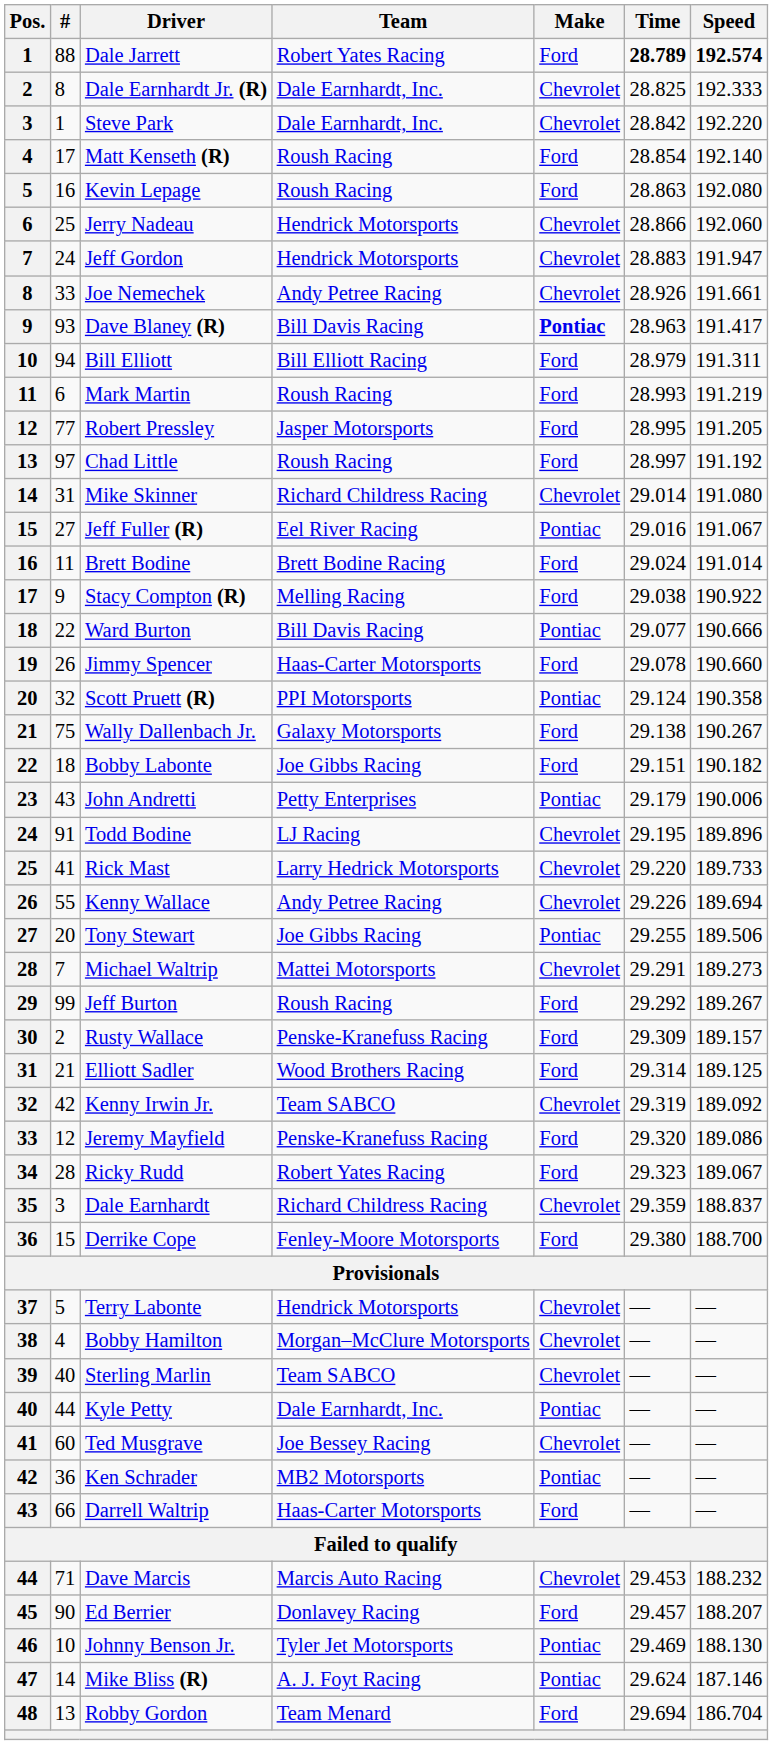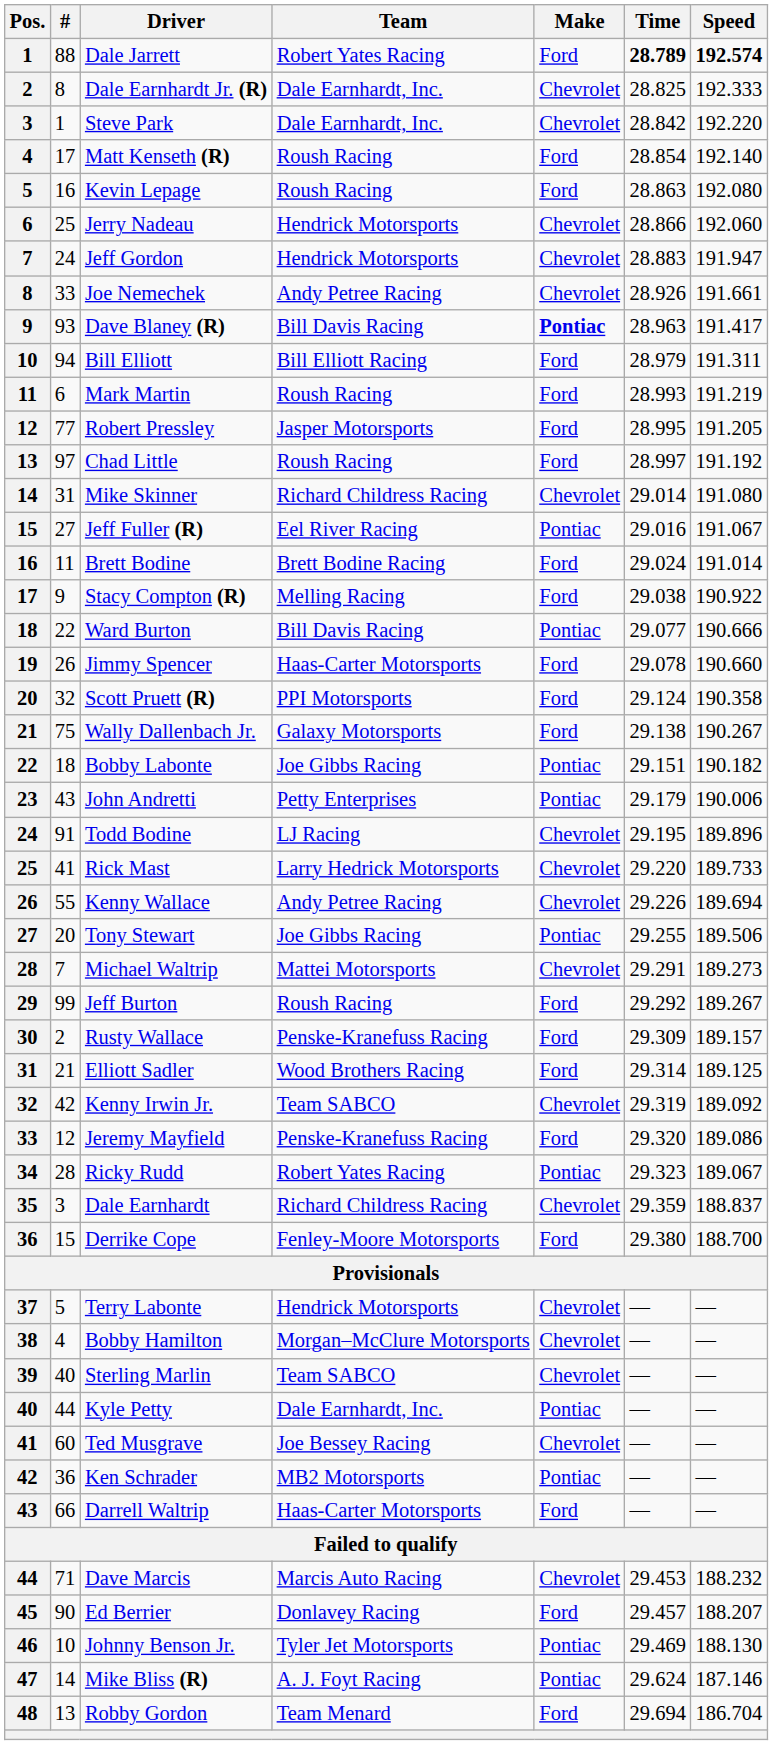(570, 698) Pontiac -> (559, 698) Ford
(559, 765) Ford -> (570, 765) Pontiac
(559, 1171) Ford -> (570, 1171) Pontiac
